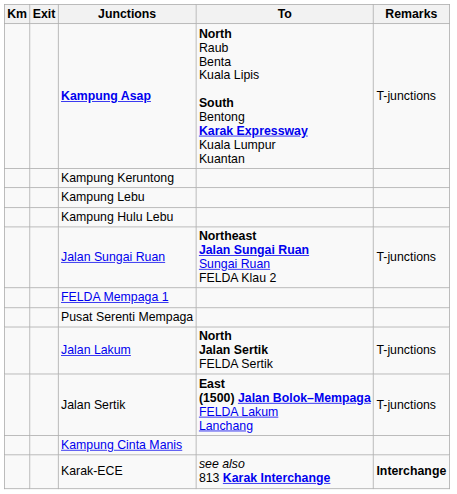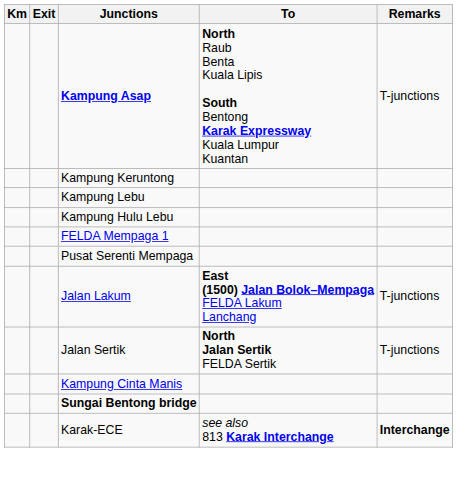- row: (113, 257)
(236, 350) North Jalan Sertik FELDA Sertik -> (288, 296) East (1500) Jalan Bolok–Mempaga FELDA Lakum Lanchang
(285, 404) East (1500) Jalan Bolok–Mempaga FELDA Lakum Lanchang -> (239, 350) North Jalan Sertik FELDA Sertik
+ row: (129, 403)
